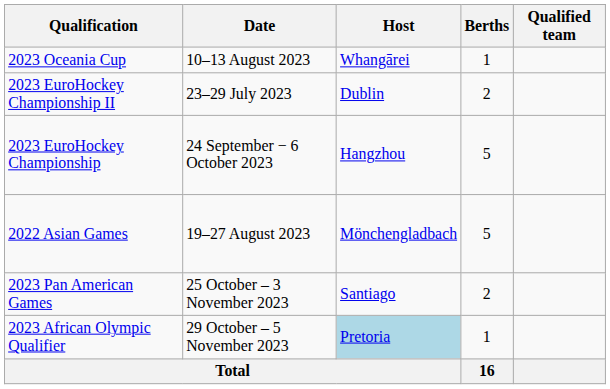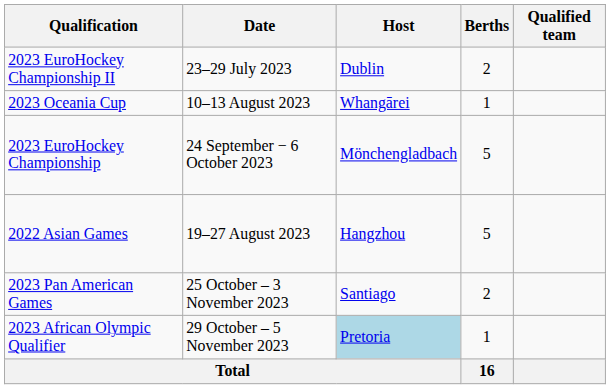rows swapped: (66, 94) <-> (67, 60)
(373, 154) Hangzhou -> (399, 154) Mönchengladbach
(399, 233) Mönchengladbach -> (373, 233) Hangzhou
